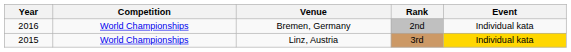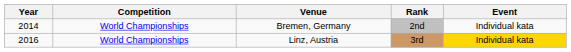(28, 26) 2016 -> (28, 26) 2014
(28, 41) 2015 -> (28, 41) 2016
